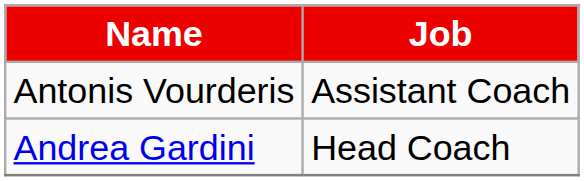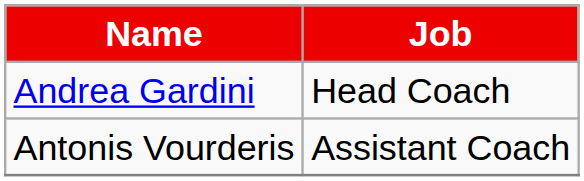rows swapped: (134, 147) <-> (154, 91)
